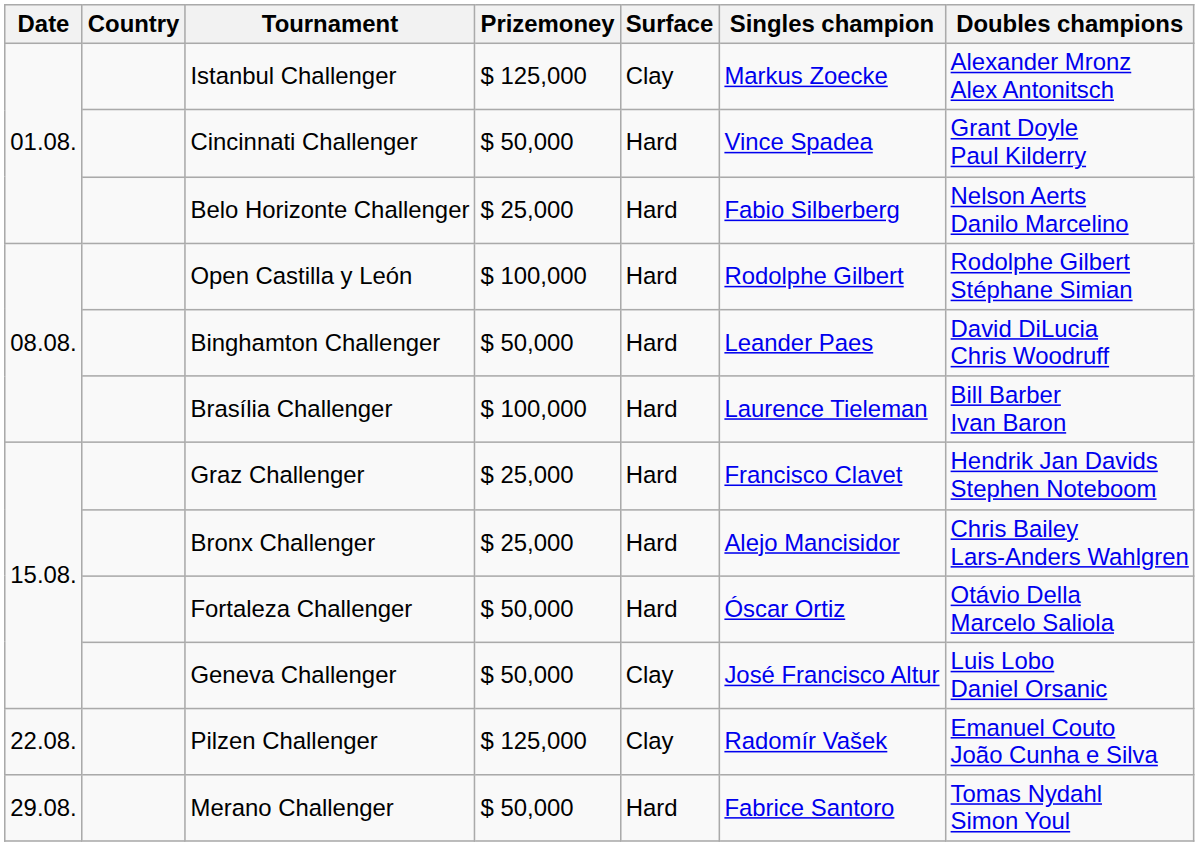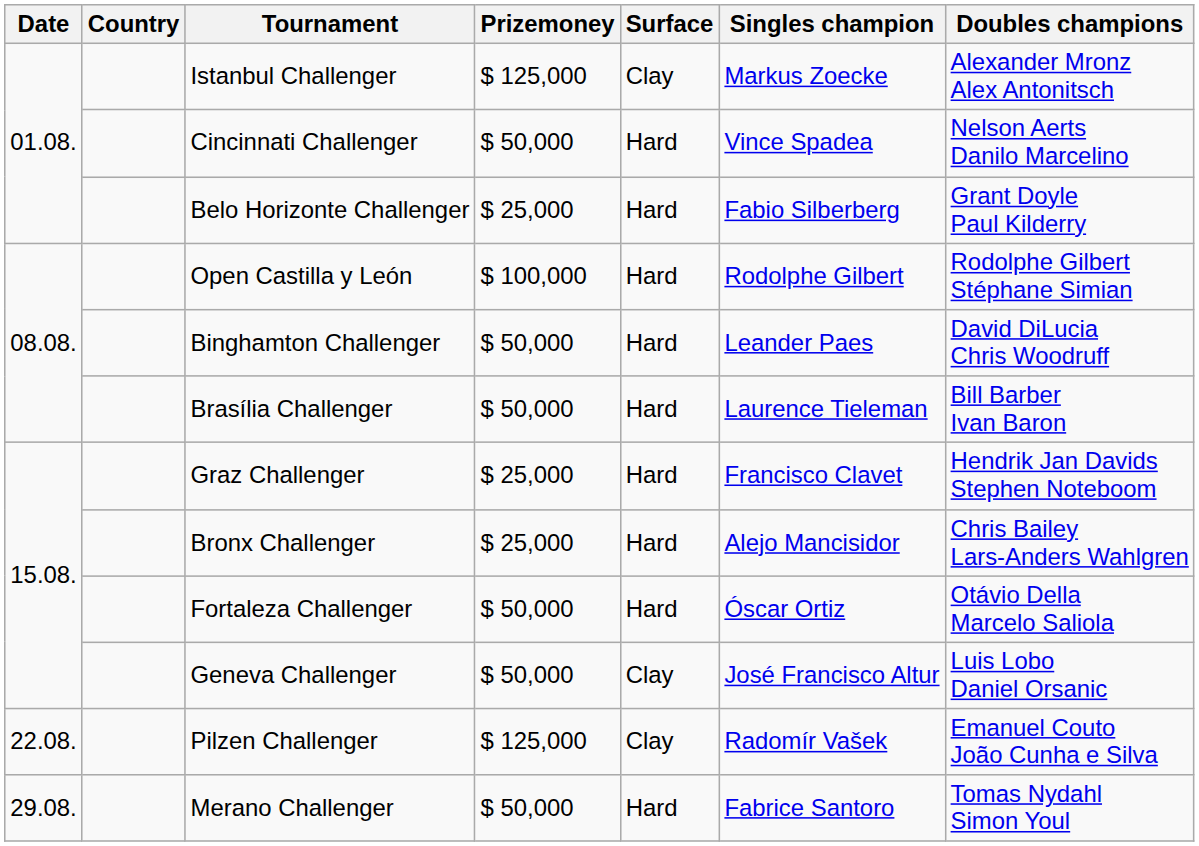(1018, 142) Grant Doyle Paul Kilderry -> (1040, 142) Nelson Aerts Danilo Marcelino
(1040, 209) Nelson Aerts Danilo Marcelino -> (1018, 209) Grant Doyle Paul Kilderry
(534, 408) $ 100,000 -> (527, 408) $ 50,000
